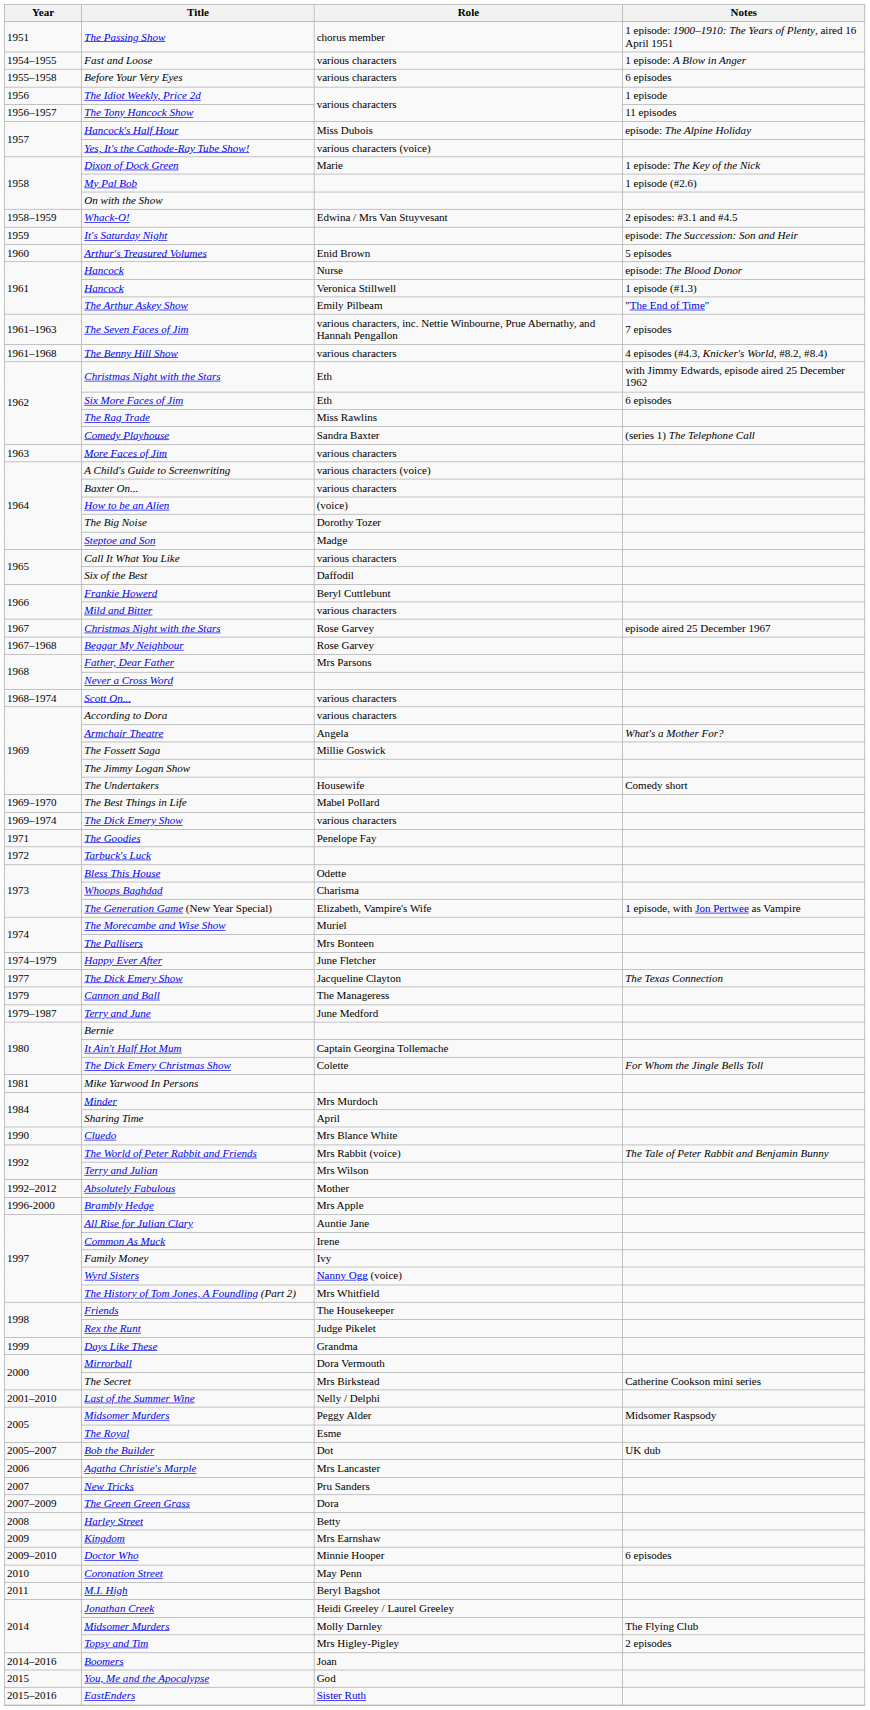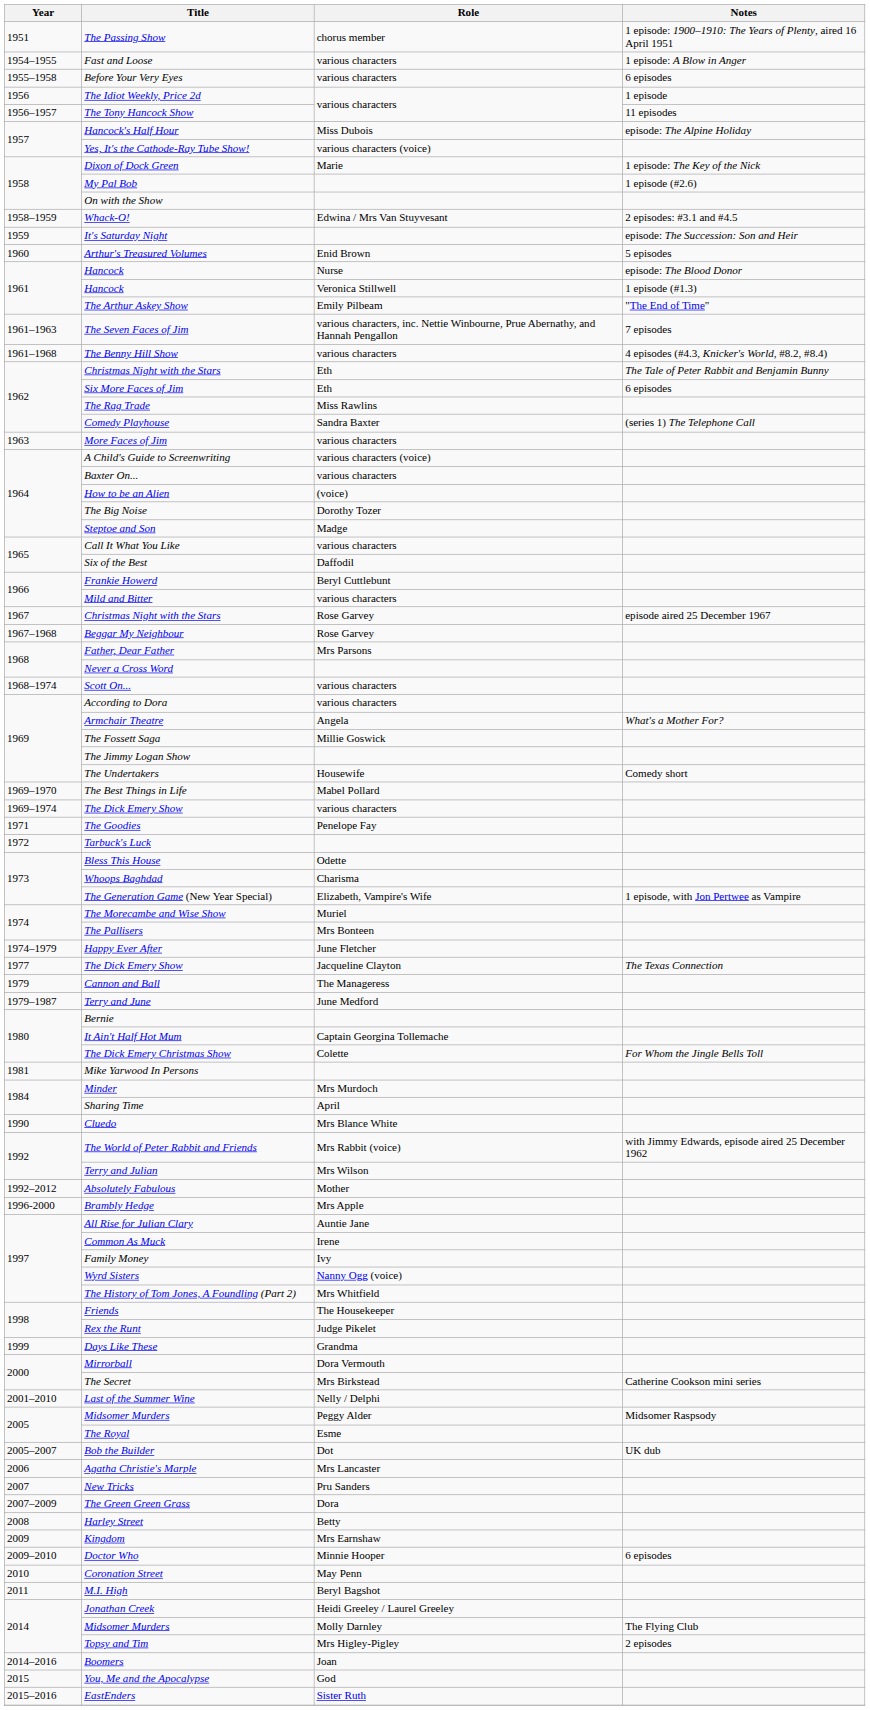(735, 376) with Jimmy Edwards, episode aired 25 December 1962 -> (727, 370) The Tale of Peter Rabbit and Benjamin Bunny
(727, 1153) The Tale of Peter Rabbit and Benjamin Bunny -> (735, 1147) with Jimmy Edwards, episode aired 25 December 1962
